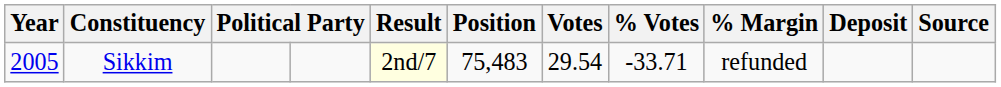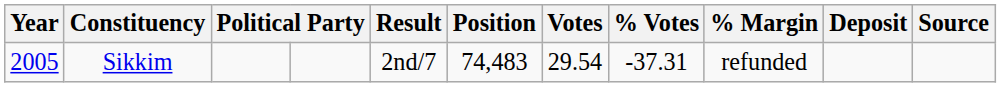(409, 61) lightyellow background -> (409, 61) no background
(494, 61) 75,483 -> (494, 61) 74,483
(656, 61) -33.71 -> (656, 61) -37.31
